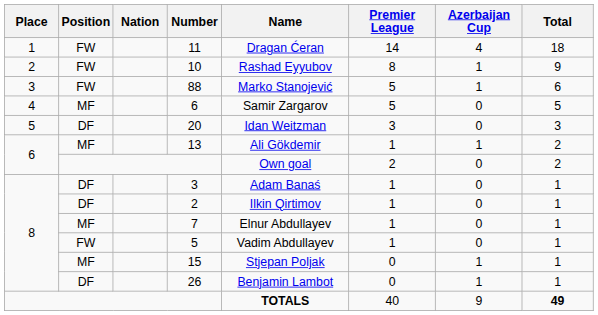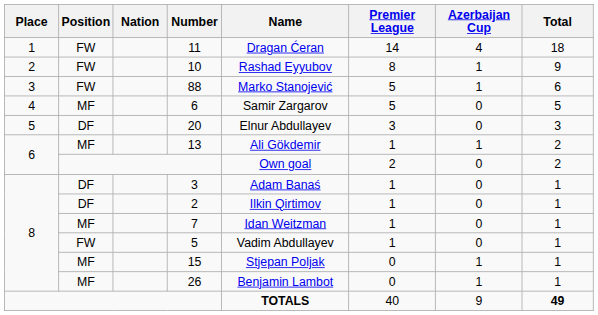(285, 126) Idan Weitzman -> (285, 126) Elnur Abdullayev
(285, 223) Elnur Abdullayev -> (285, 223) Idan Weitzman
(86, 281) DF -> (86, 281) MF
